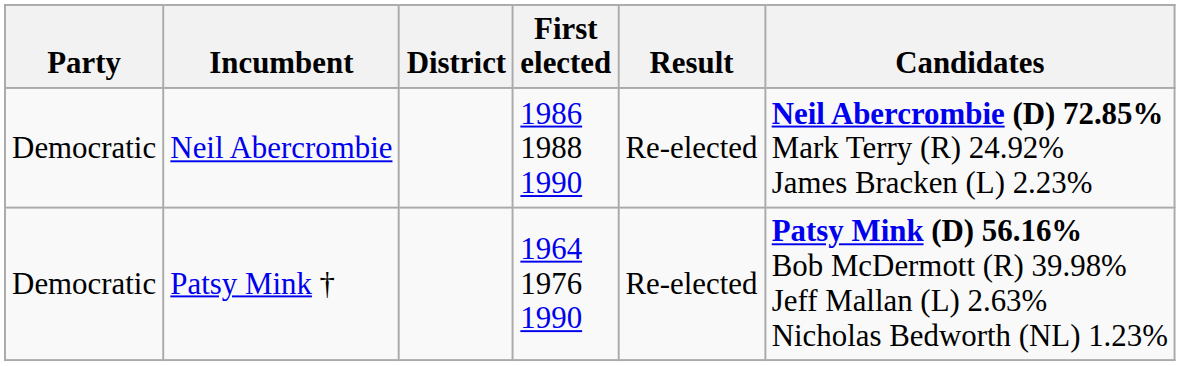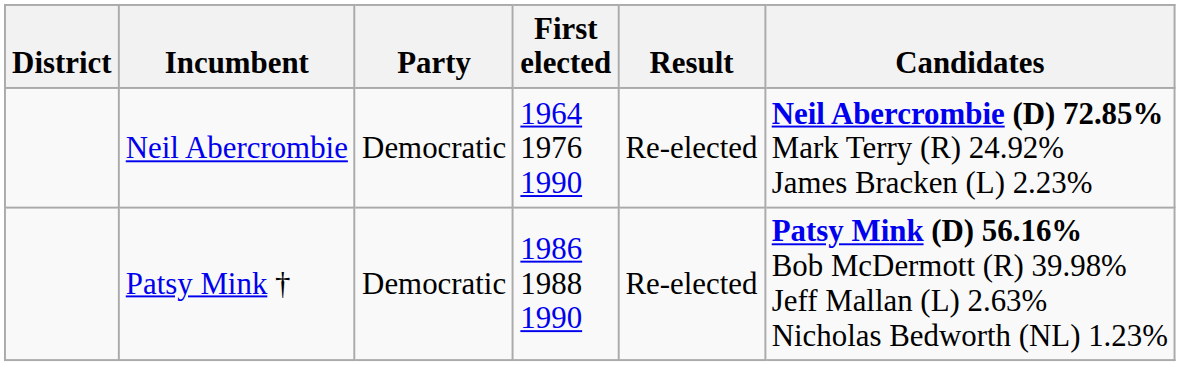columns swapped: (456, 63) <-> (84, 63)
(551, 147) 1986 1988 1990 -> (551, 147) 1964 1976 1990
(551, 283) 1964 1976 1990 -> (551, 283) 1986 1988 1990
